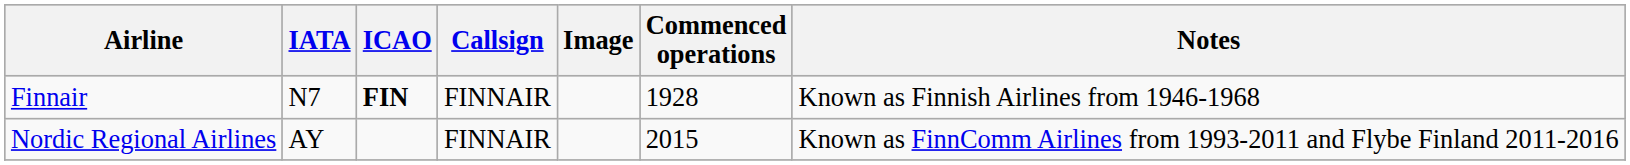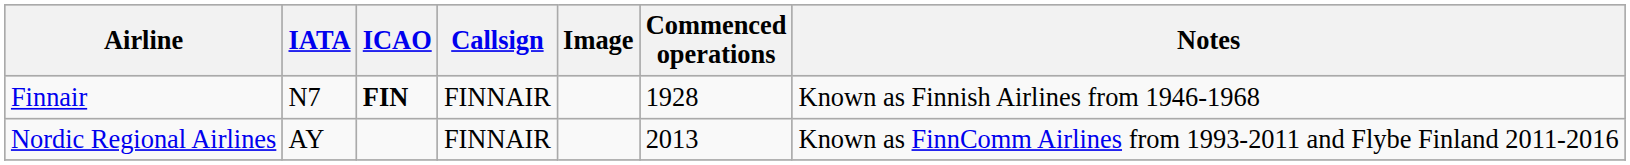(672, 138) 2015 -> (672, 138) 2013
